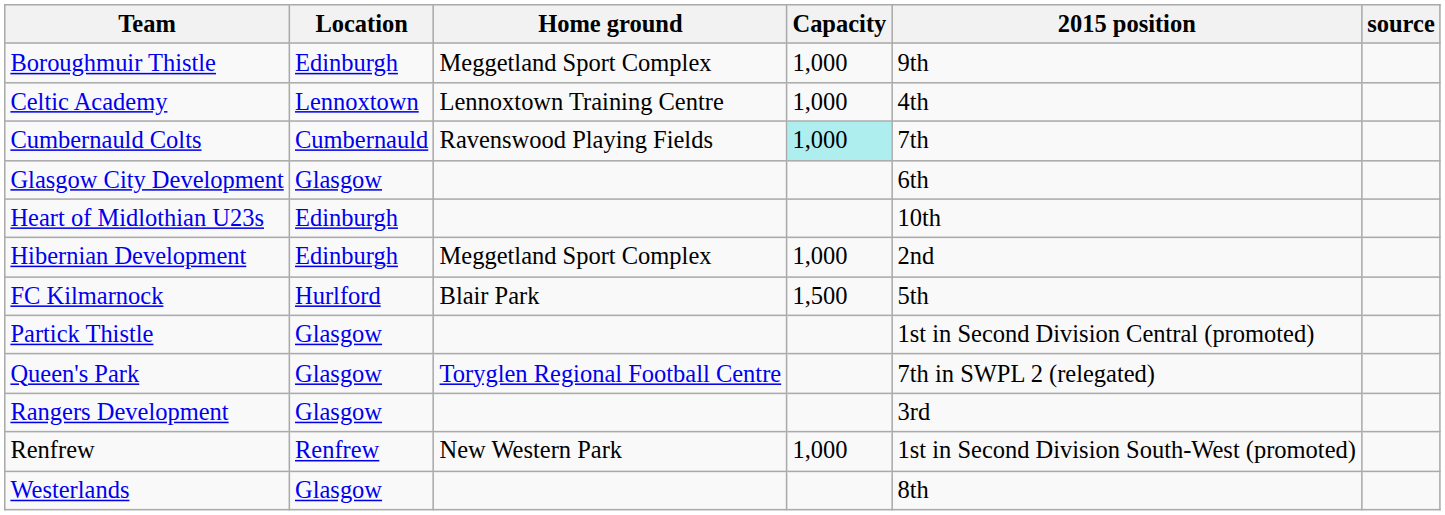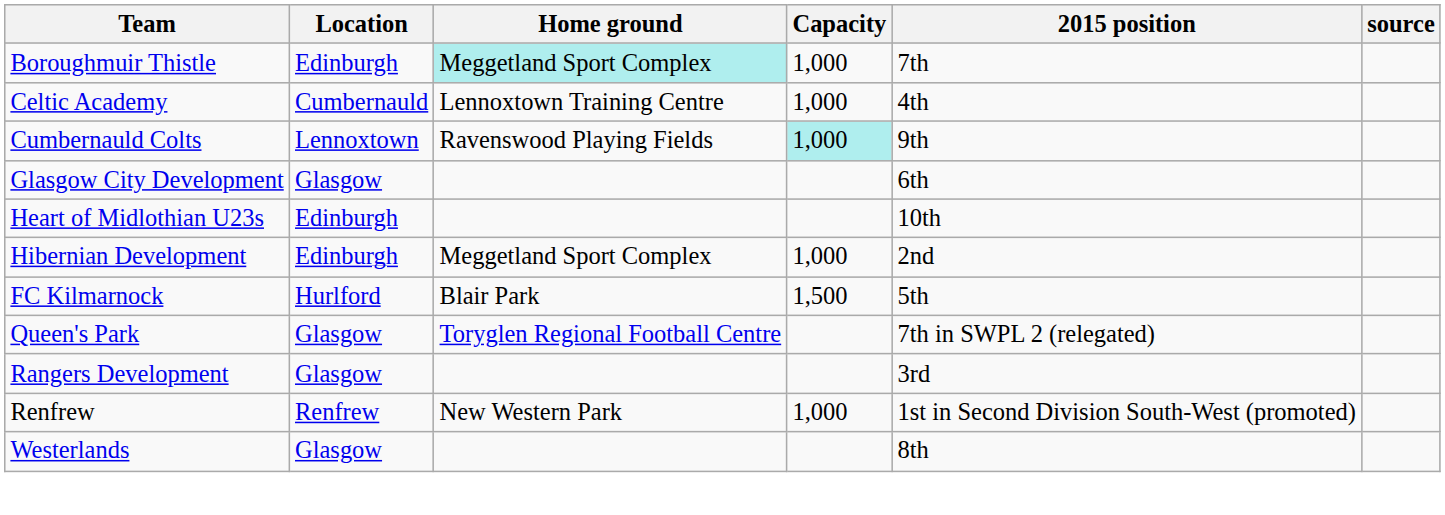(576, 62) no background -> (576, 62) paleturquoise background
(913, 62) 9th -> (913, 62) 7th
(357, 101) Lennoxtown -> (362, 101) Cumbernauld
(362, 140) Cumbernauld -> (357, 140) Lennoxtown
(913, 140) 7th -> (913, 140) 9th
- row: (82, 334)
